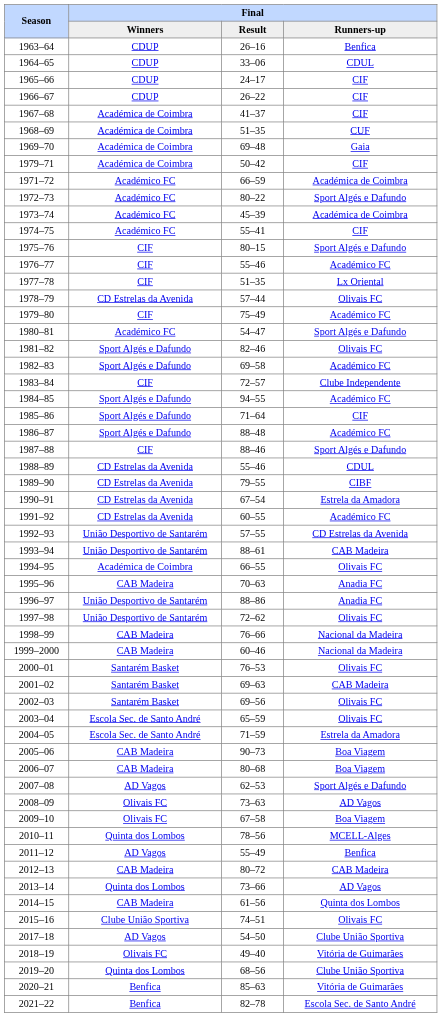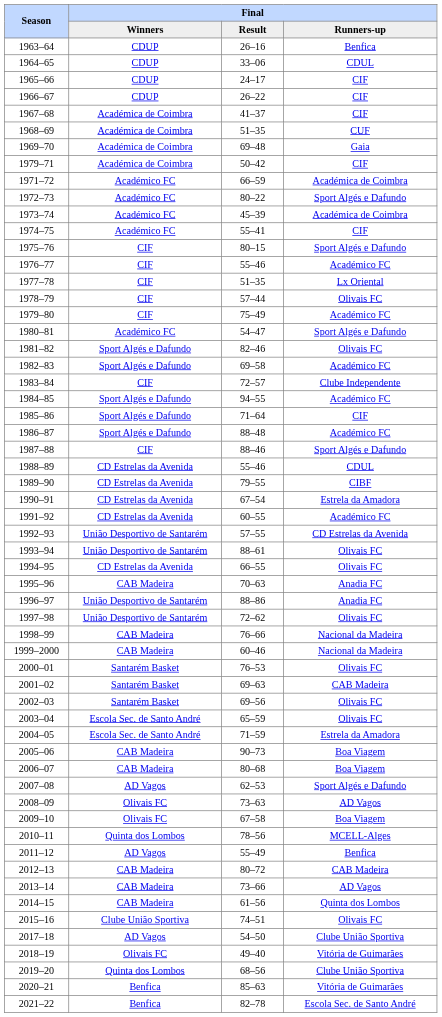(145, 298) CD Estrelas da Avenida -> (145, 298) CIF
(360, 550) CAB Madeira -> (360, 550) Olivais FC
(145, 567) Académica de Coimbra -> (145, 567) CD Estrelas da Avenida
(145, 886) Quinta dos Lombos -> (145, 886) CAB Madeira
